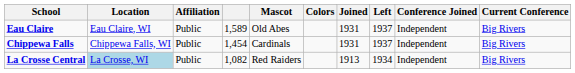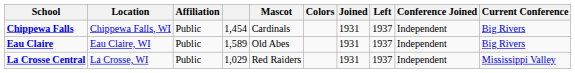rows swapped: (40, 44) <-> (30, 28)
(119, 60) lightblue background -> (119, 60) no background
(236, 60) 1,082 -> (236, 60) 1,029
(349, 60) 1913 -> (349, 60) 1931
(382, 60) 1934 -> (382, 60) 1937
(504, 60) Big Rivers -> (519, 60) Mississippi Valley
